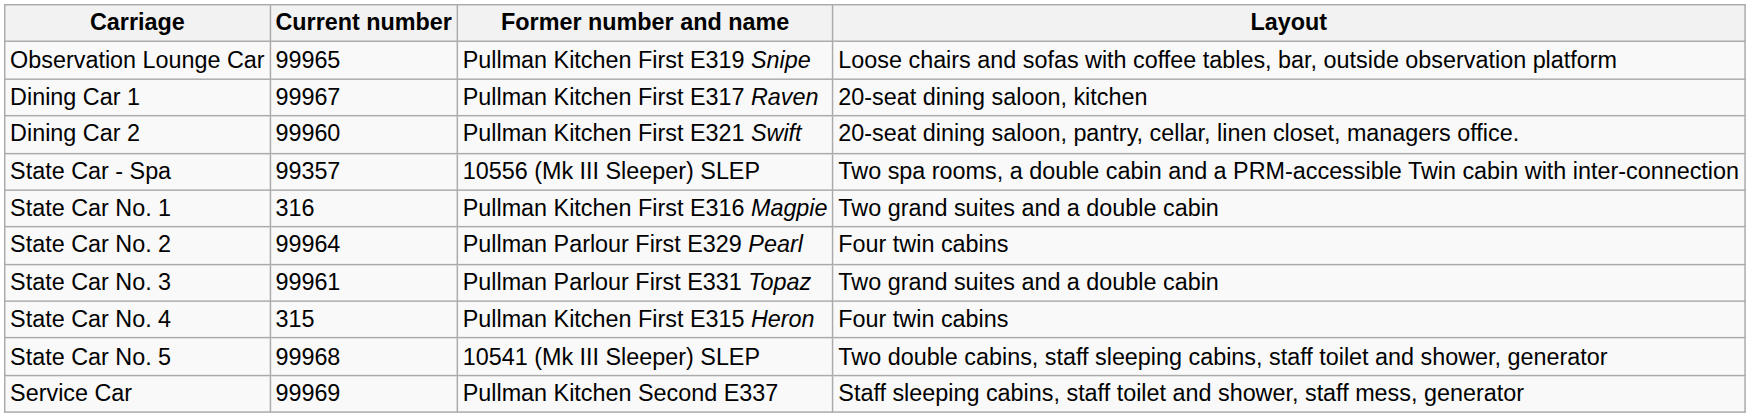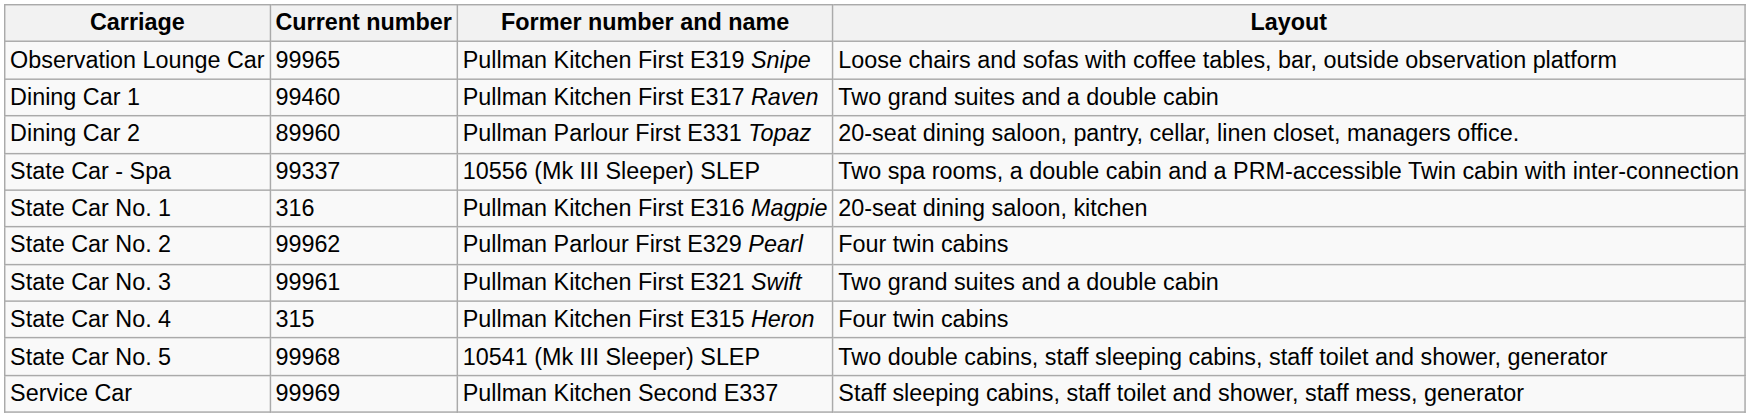(308, 97) 99967 -> (308, 97) 99460
(993, 97) 20-seat dining saloon, kitchen -> (1029, 97) Two grand suites and a double cabin
(308, 134) 99960 -> (308, 134) 89960
(632, 134) Pullman Kitchen First E321 Swift -> (637, 134) Pullman Parlour First E331 Topaz
(308, 171) 99357 -> (308, 171) 99337
(1029, 208) Two grand suites and a double cabin -> (993, 208) 20-seat dining saloon, kitchen
(308, 245) 99964 -> (308, 245) 99962
(637, 282) Pullman Parlour First E331 Topaz -> (632, 282) Pullman Kitchen First E321 Swift
